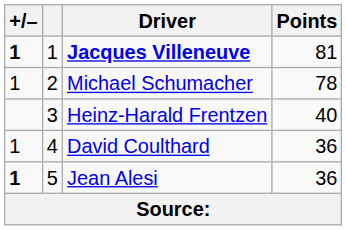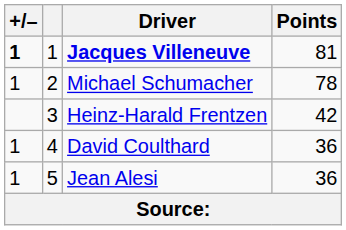(326, 115) 40 -> (326, 115) 42
(15, 178) bold -> (15, 178) normal
